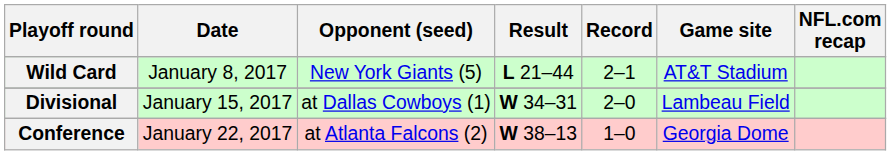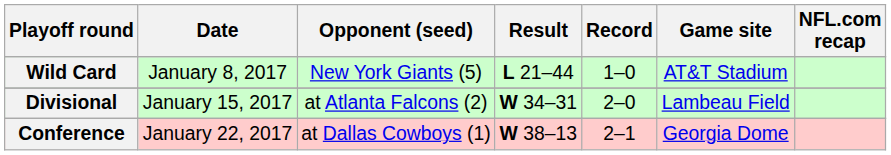(619, 72) 2–1 -> (619, 72) 1–0
(396, 103) at Dallas Cowboys (1) -> (396, 103) at Atlanta Falcons (2)
(396, 133) at Atlanta Falcons (2) -> (396, 133) at Dallas Cowboys (1)
(619, 133) 1–0 -> (619, 133) 2–1
